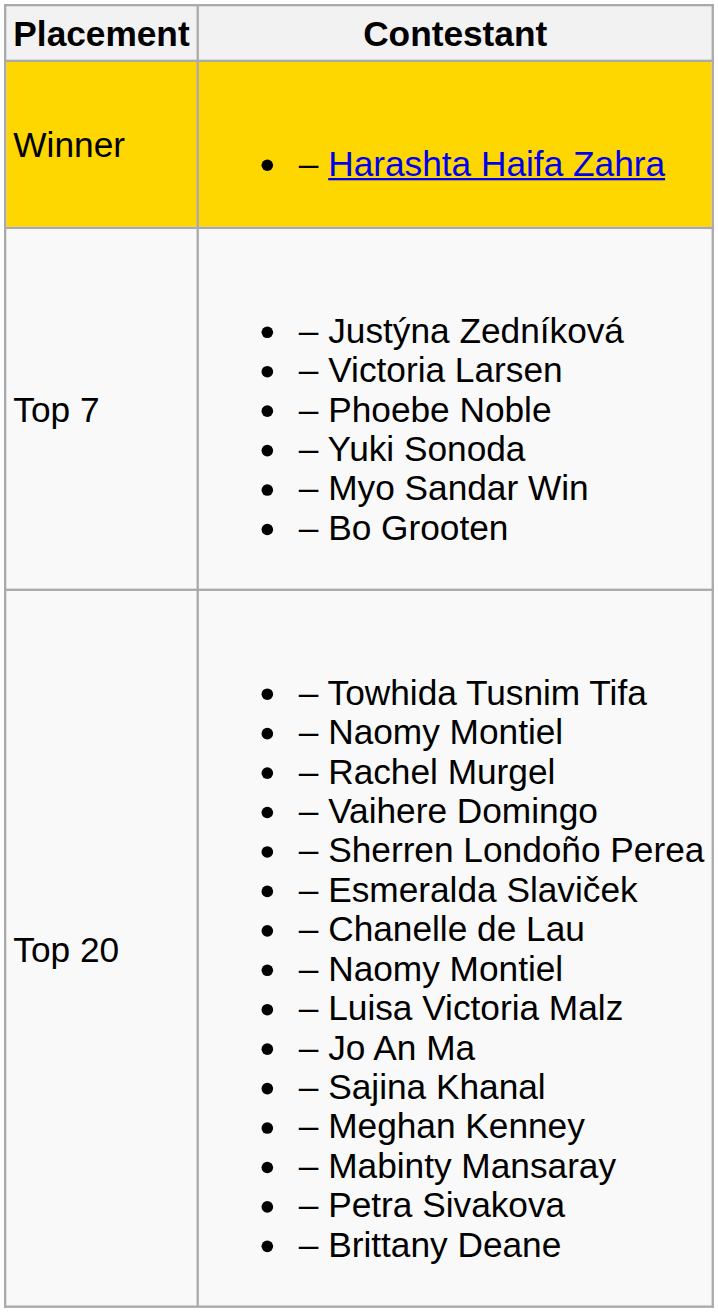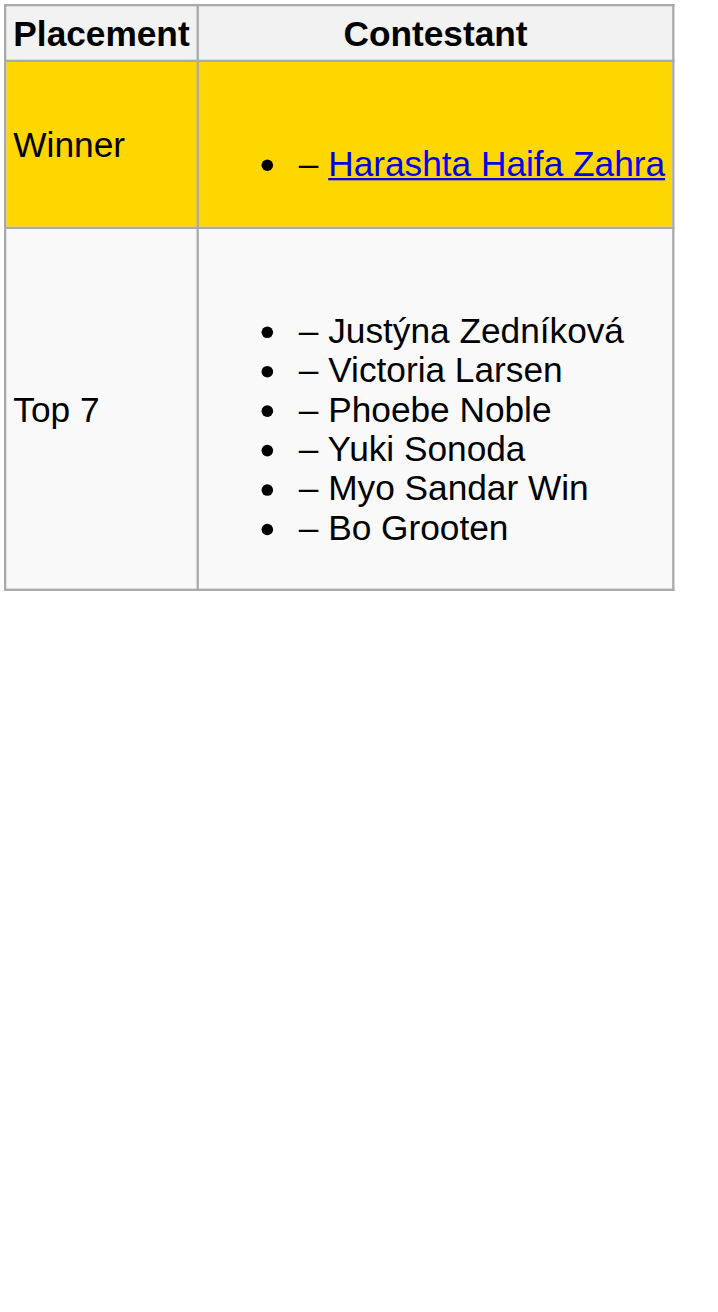- row: (66, 949)
